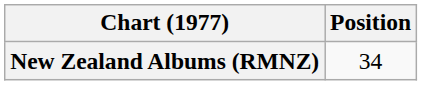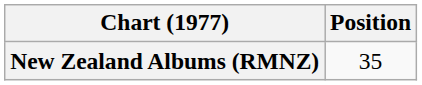(371, 60) 34 -> (371, 60) 35
